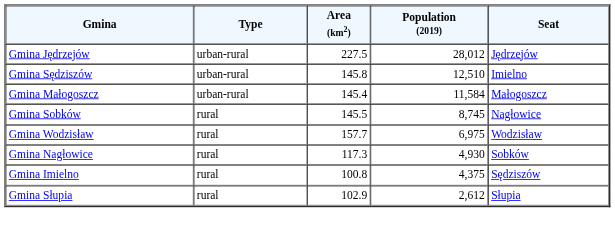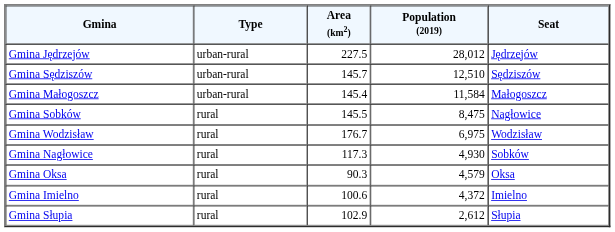(354, 73) 145.8 -> (354, 73) 145.7
(509, 73) Imielno -> (516, 73) Sędziszów
(472, 114) 8,745 -> (472, 114) 8,475
(354, 134) 157.7 -> (354, 134) 176.7
+ row: (38, 175)
(354, 175) 100.8 -> (354, 195) 100.6
(472, 175) 4,375 -> (472, 195) 4,372
(516, 175) Sędziszów -> (509, 195) Imielno
